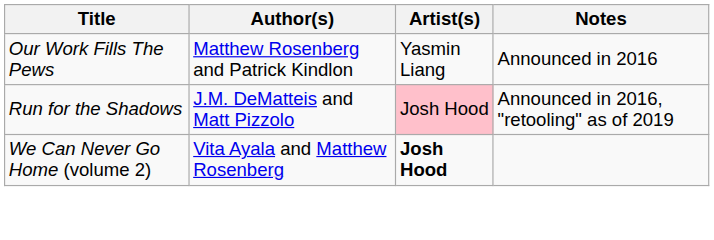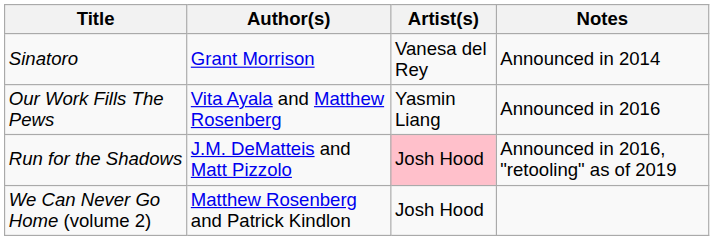+ row: (43, 59)
(276, 59) Matthew Rosenberg and Patrick Kindlon -> (287, 109) Vita Ayala and Matthew Rosenberg
(290, 159) Vita Ayala and Matthew Rosenberg -> (274, 210) Matthew Rosenberg and Patrick Kindlon
(424, 159) bold -> (439, 210) normal
